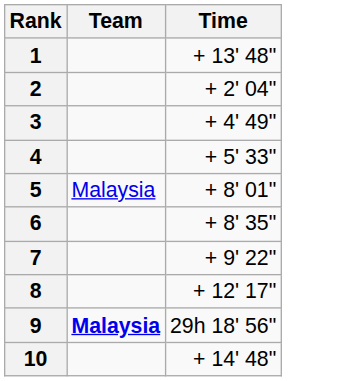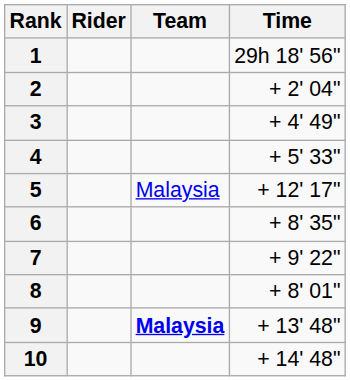+ column: (99, 21)
(235, 55) + 13' 48" -> (287, 55) 29h 18' 56"
(241, 190) + 8' 01" -> (299, 190) + 12' 17"
(235, 291) + 12' 17" -> (305, 291) + 8' 01"
(223, 325) 29h 18' 56" -> (299, 325) + 13' 48"
